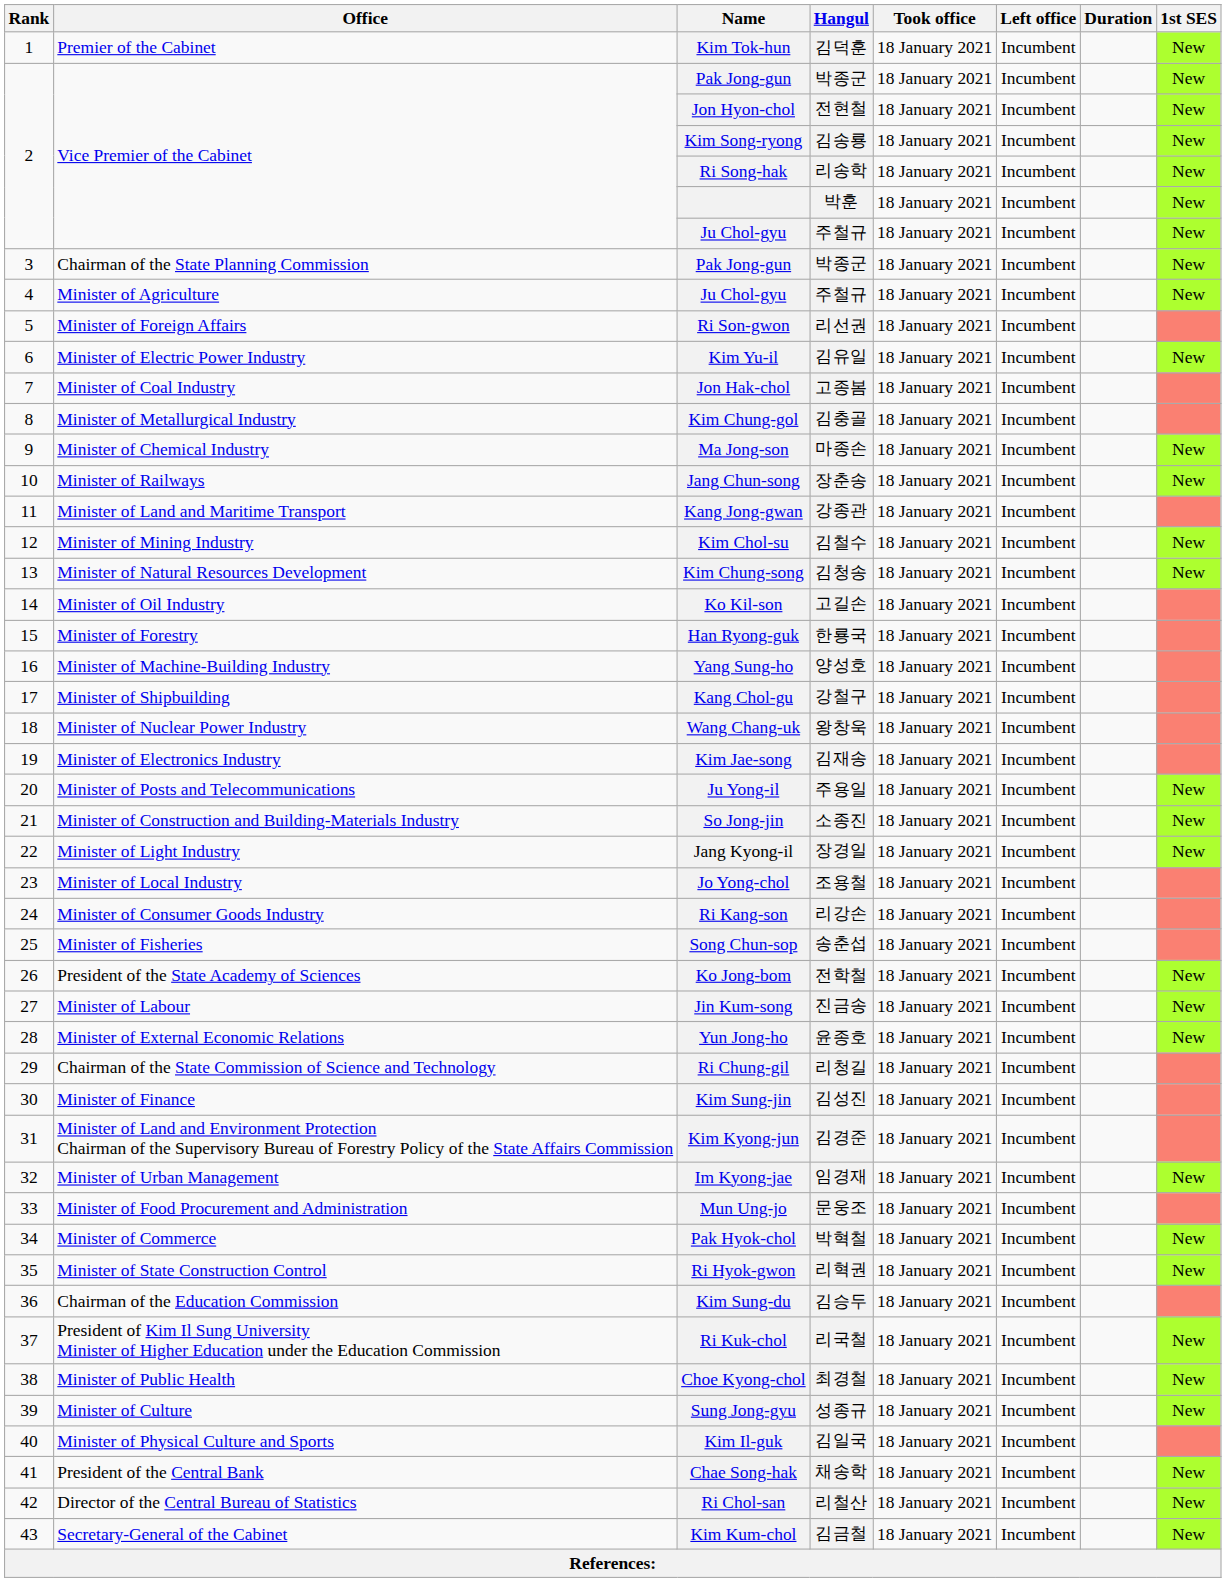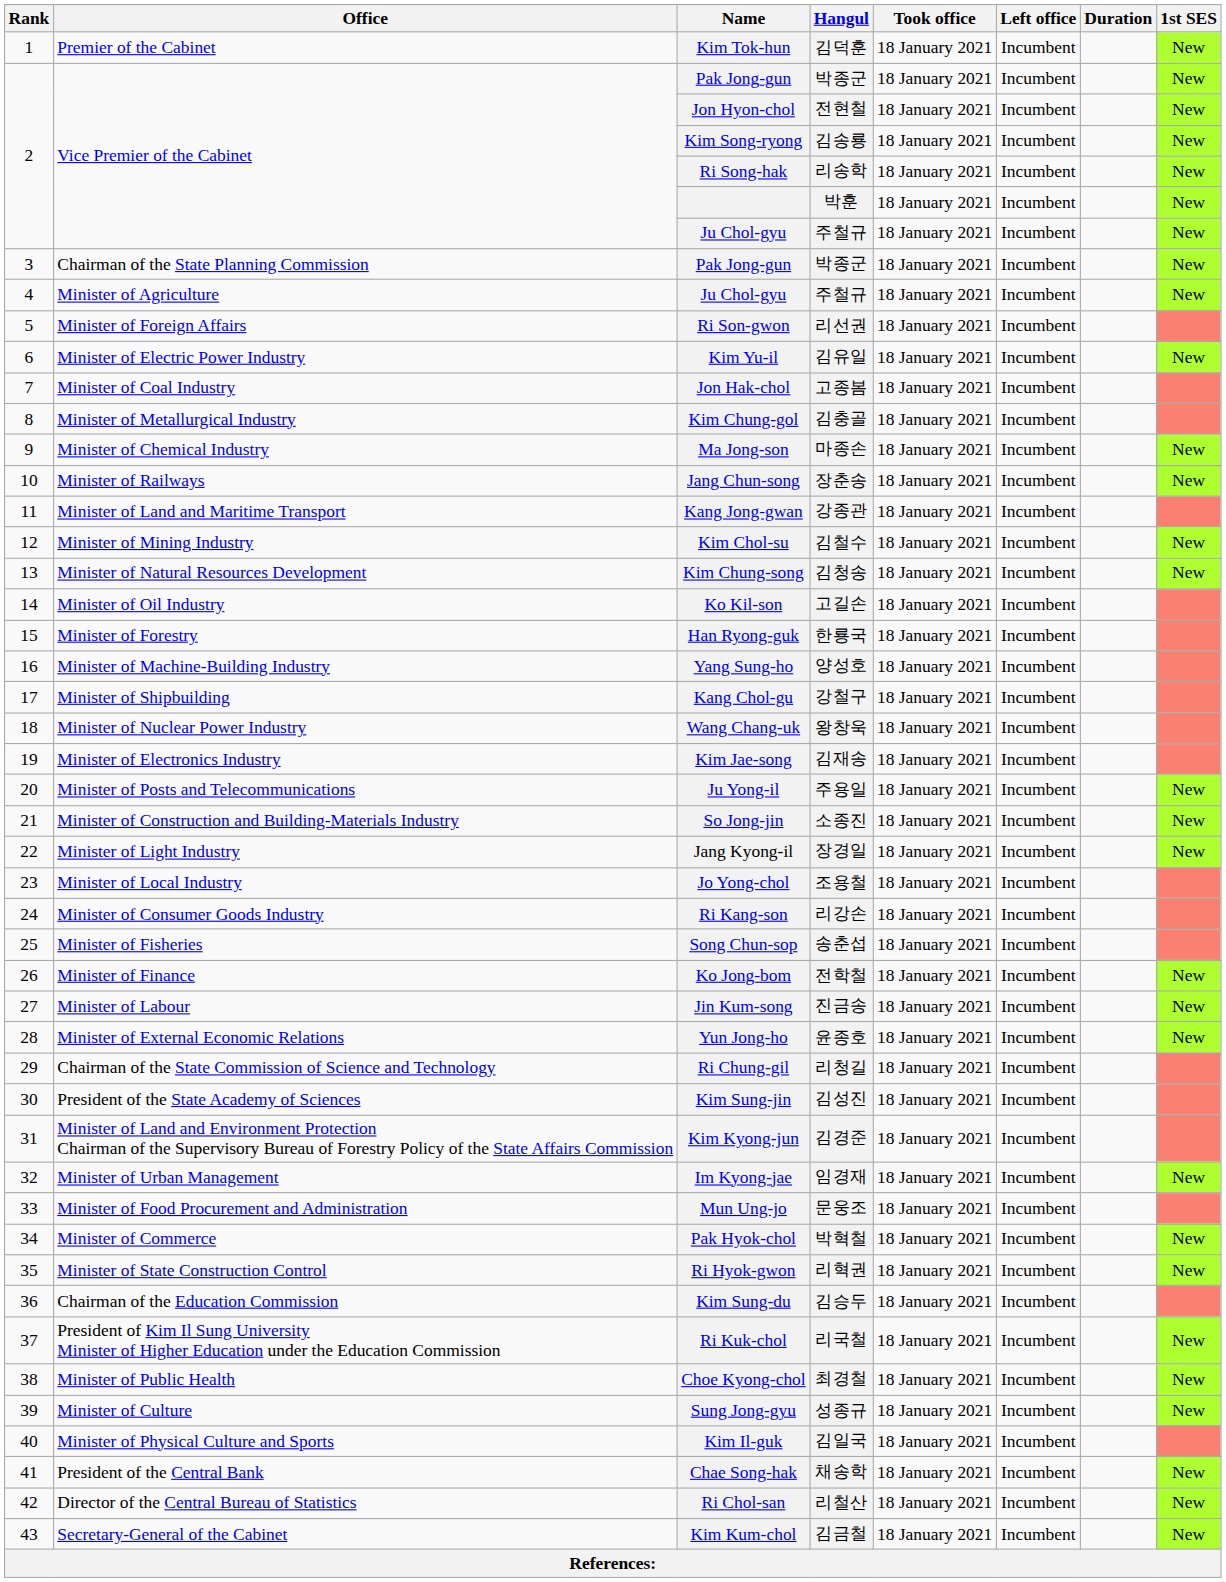(209, 975) President of the State Academy of Sciences -> (126, 975) Minister of Finance
(126, 1099) Minister of Finance -> (209, 1099) President of the State Academy of Sciences
